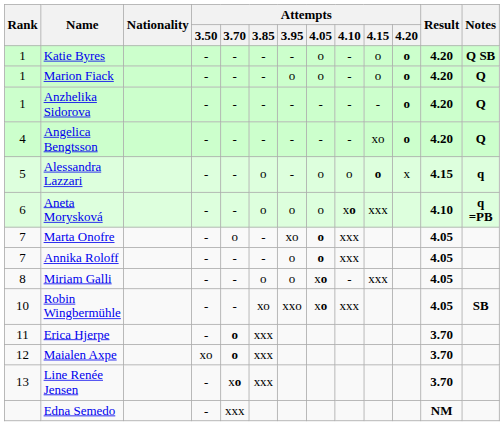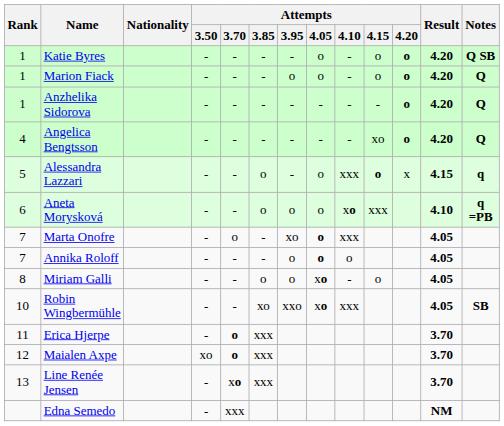(349, 174) o -> (349, 174) xxx
(349, 258) xxx -> (349, 258) o
(378, 278) xxx -> (378, 278) o
